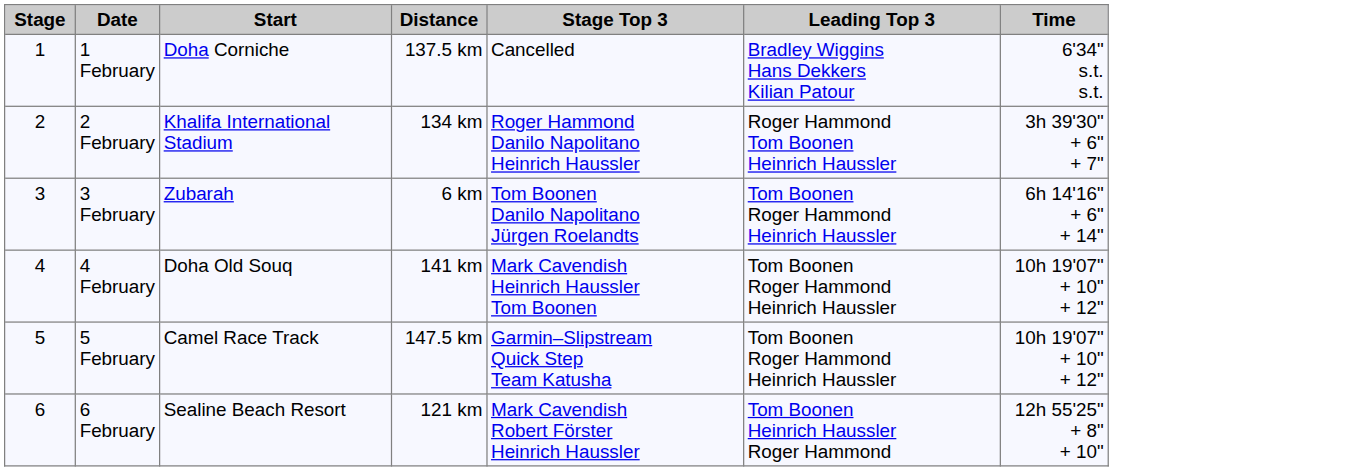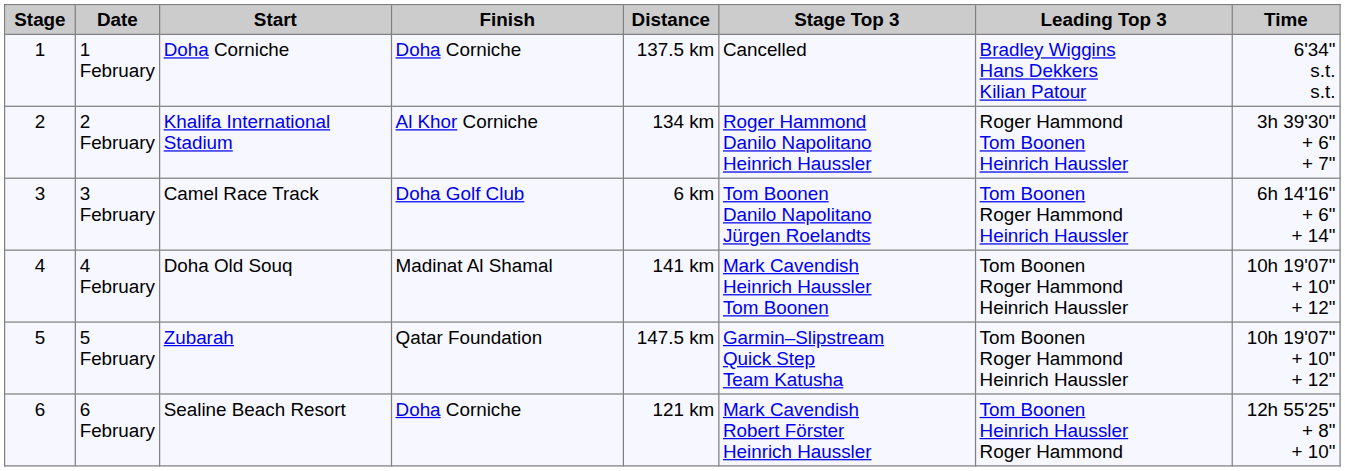+ column: (507, 20)
(199, 193) Zubarah -> (241, 193) Camel Race Track
(241, 337) Camel Race Track -> (199, 337) Zubarah
